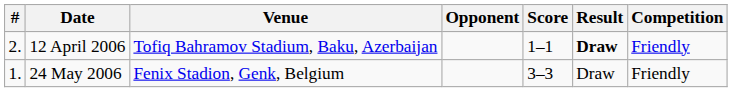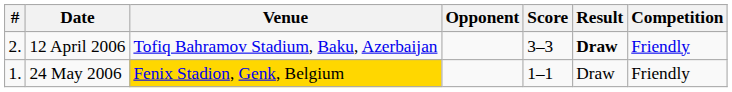(540, 45) 1–1 -> (540, 45) 3–3
(239, 73) no background -> (239, 73) gold background
(540, 73) 3–3 -> (540, 73) 1–1
